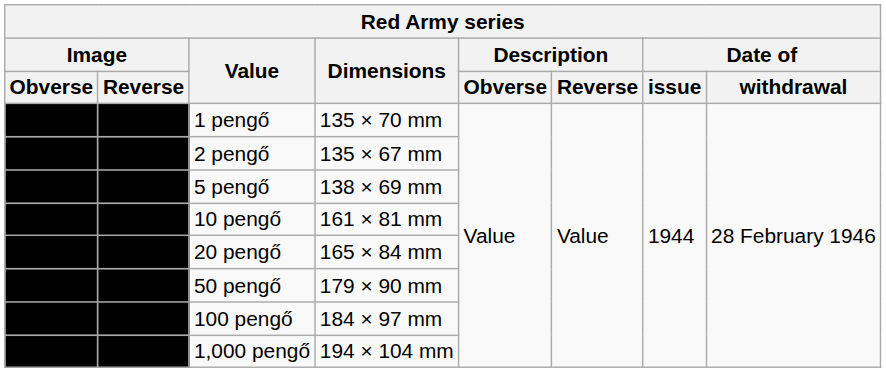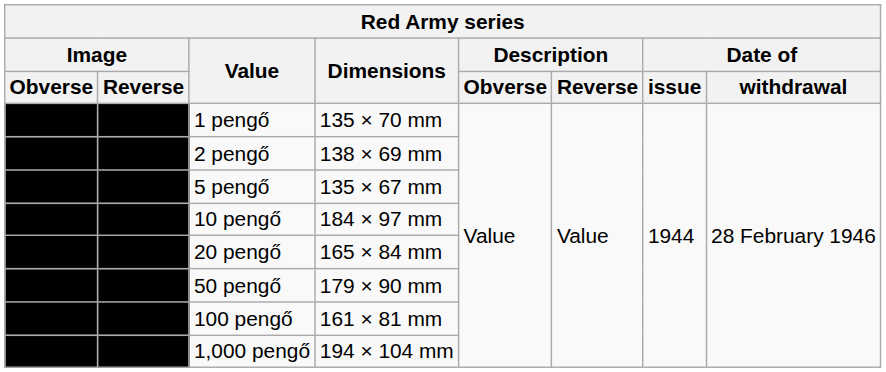(381, 154) 135 × 67 mm -> (381, 154) 138 × 69 mm
(381, 187) 138 × 69 mm -> (381, 187) 135 × 67 mm
(381, 220) 161 × 81 mm -> (381, 220) 184 × 97 mm
(381, 318) 184 × 97 mm -> (381, 318) 161 × 81 mm
